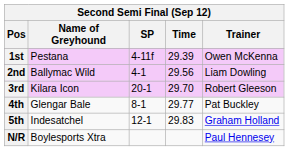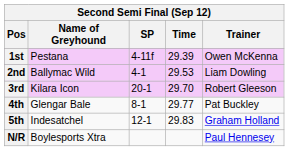(181, 72) 29.56 -> (181, 72) 29.53
